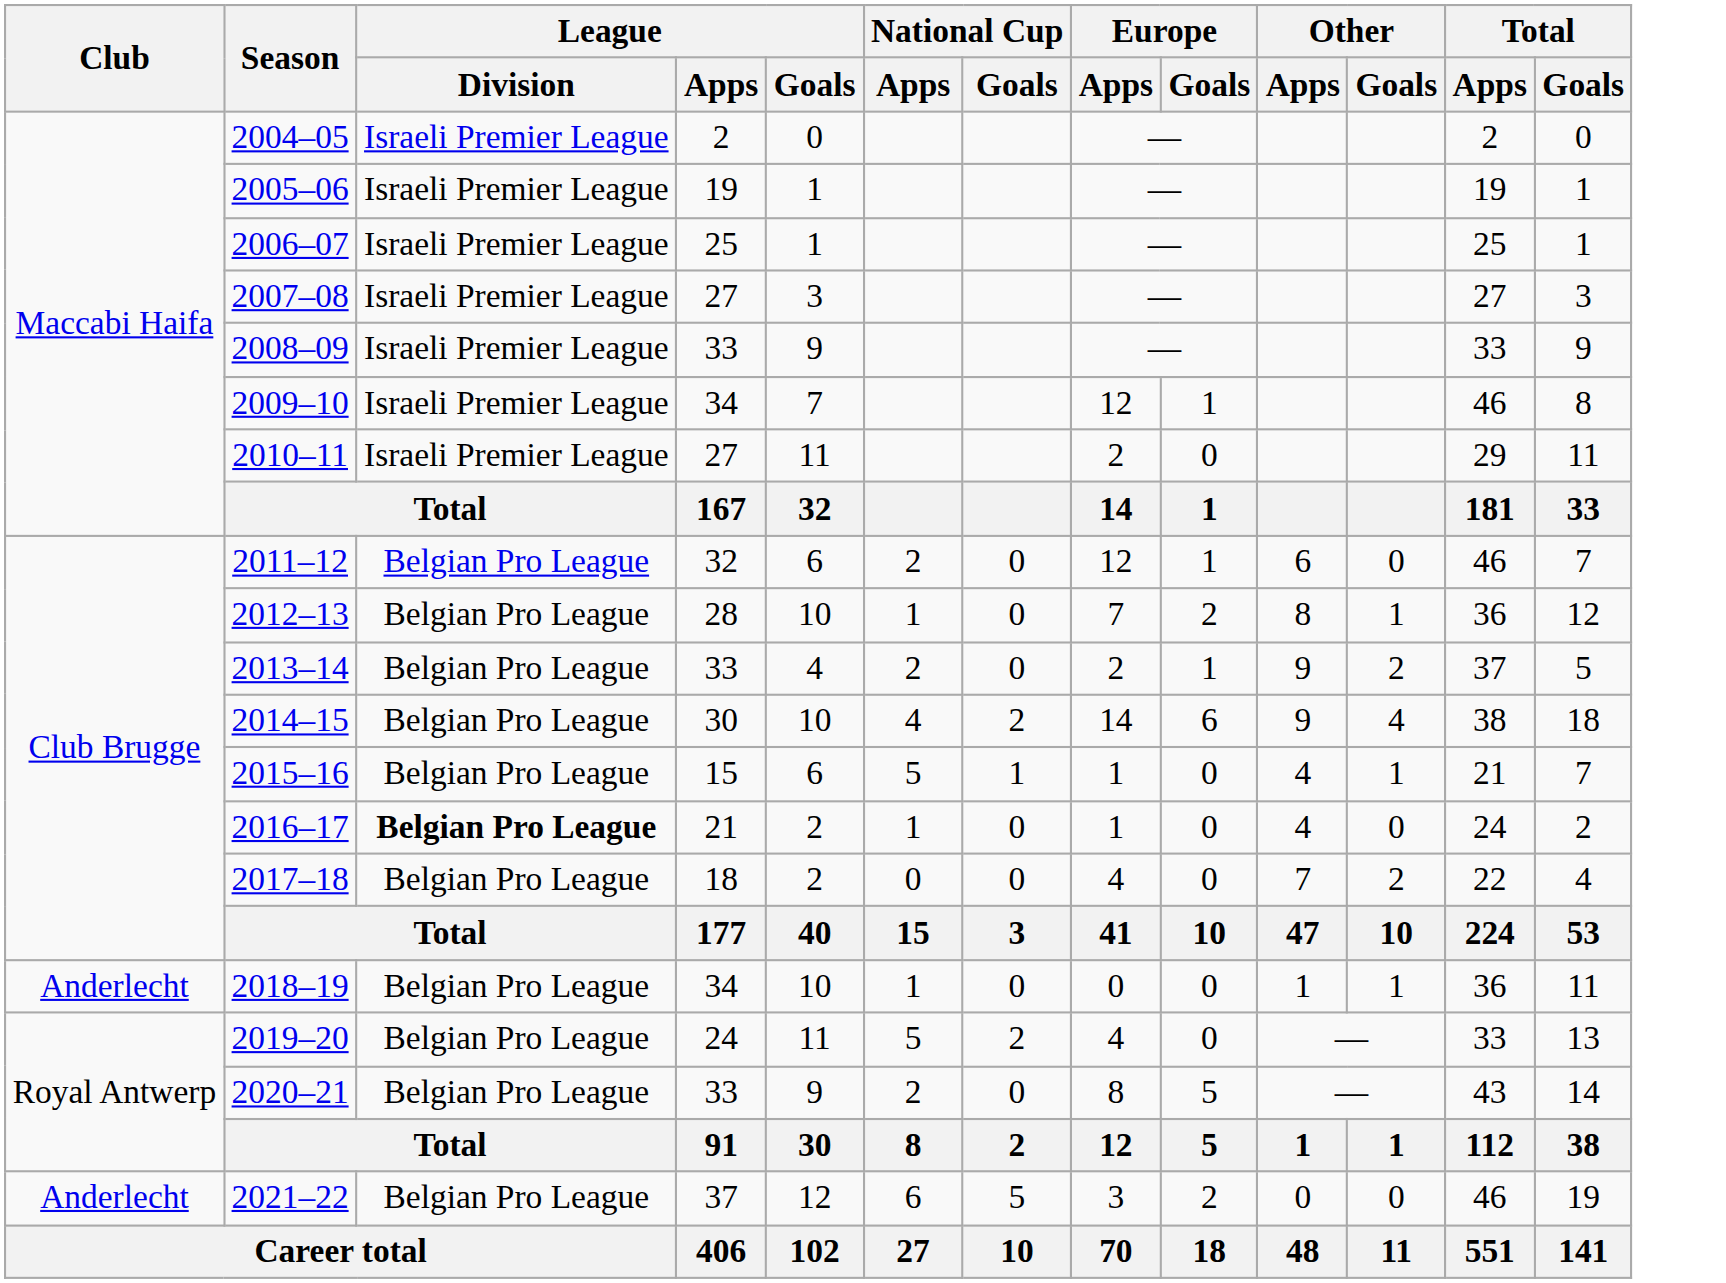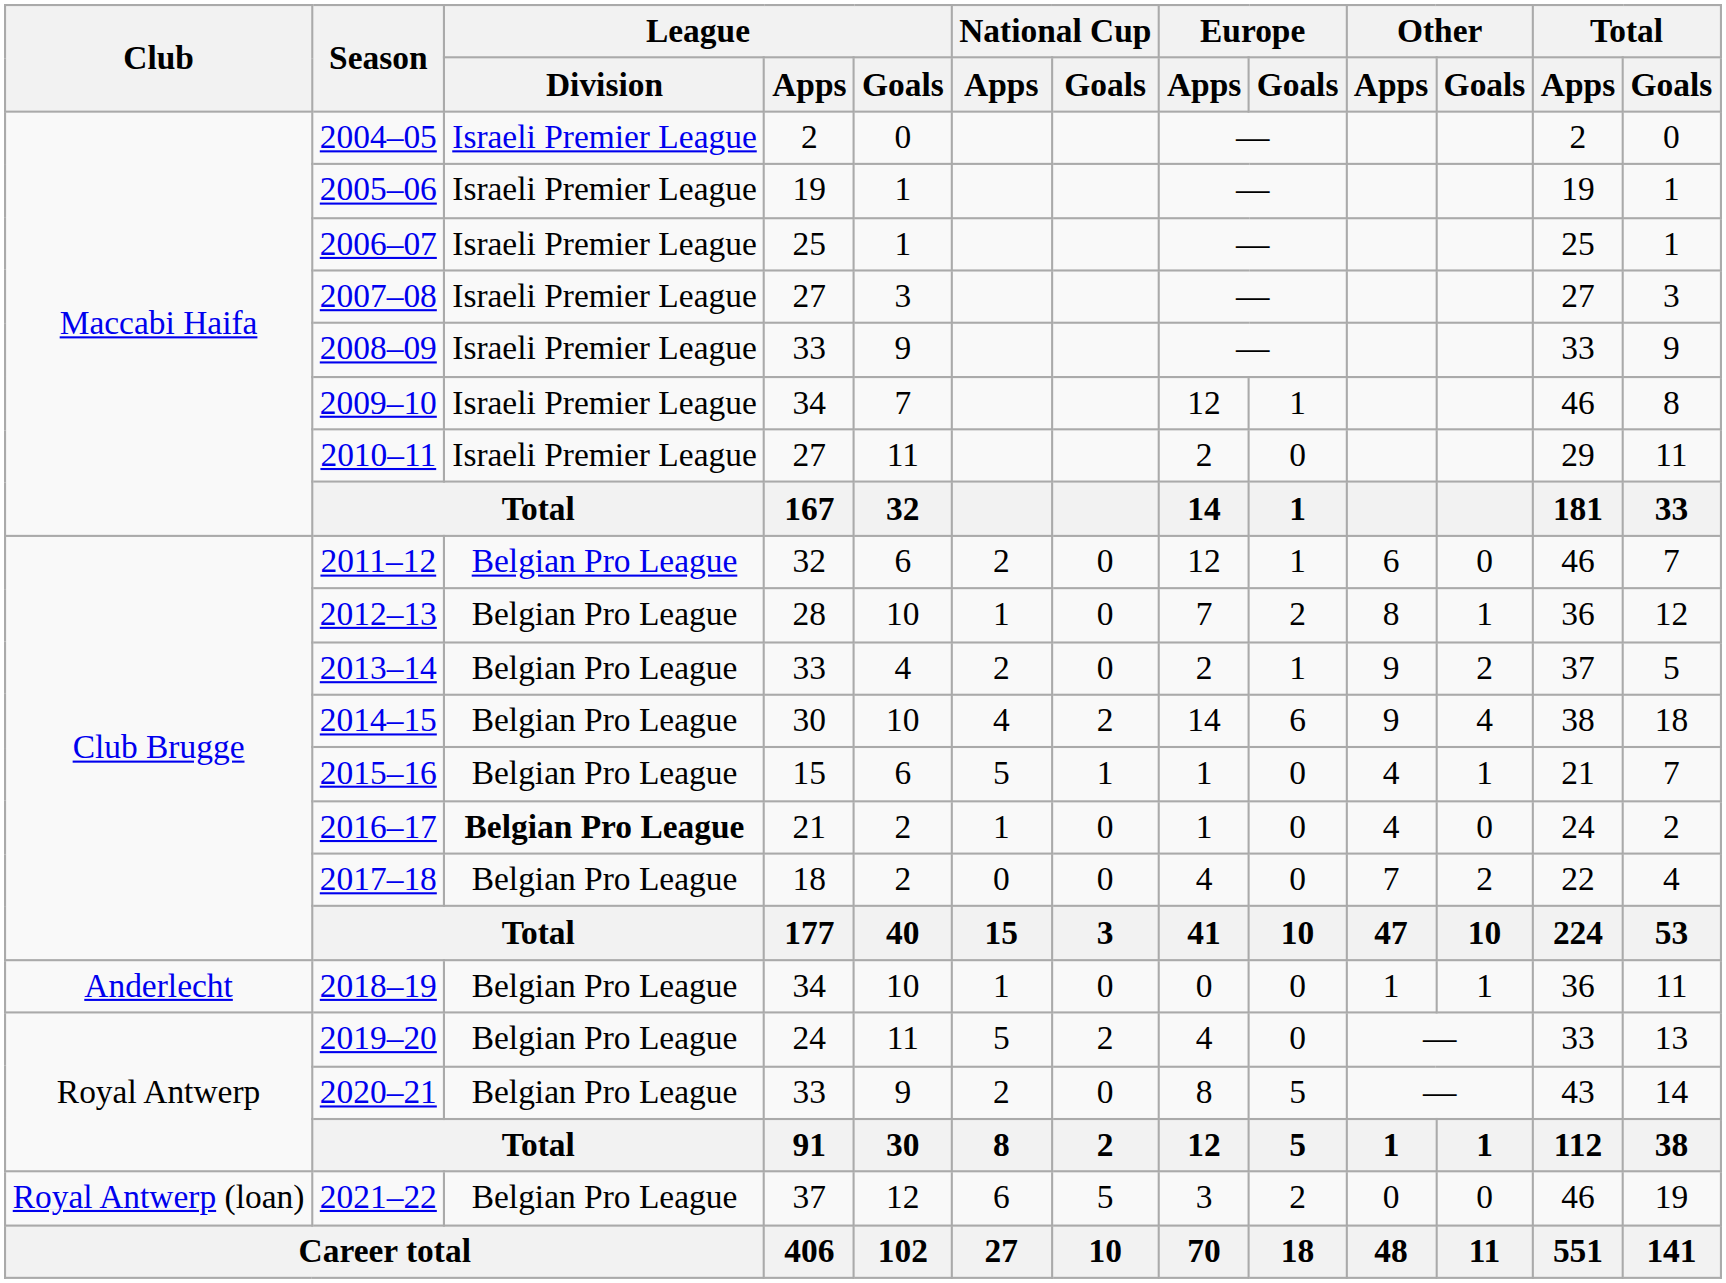(114, 1197) Anderlecht -> (159, 1197) Royal Antwerp (loan)
